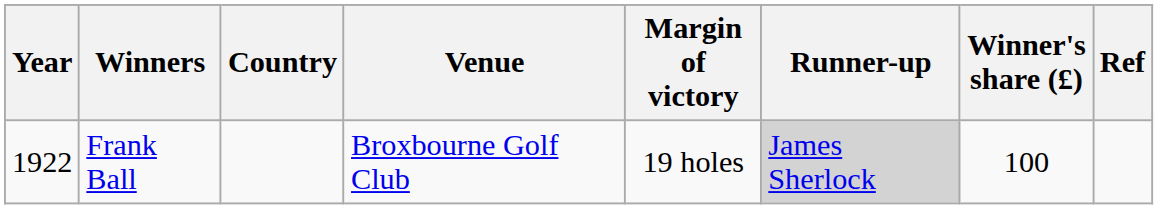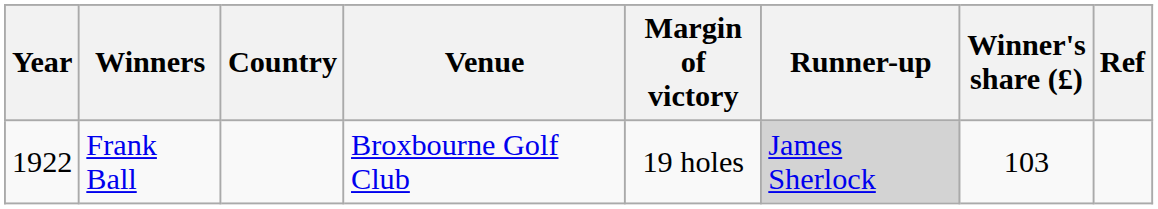(1026, 161) 100 -> (1026, 161) 103
